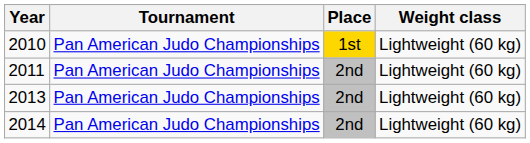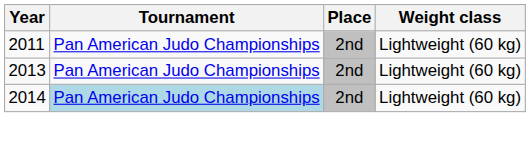- row: (27, 44)
(187, 124) no background -> (187, 97) lightblue background
